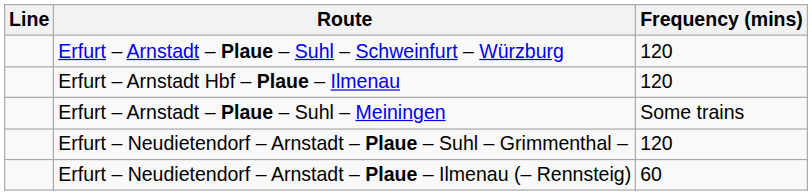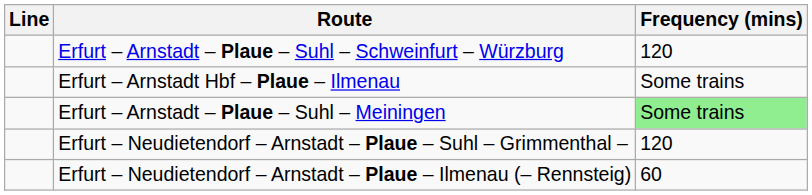(656, 81) 120 -> (692, 81) Some trains
(692, 112) no background -> (692, 112) lightgreen background
